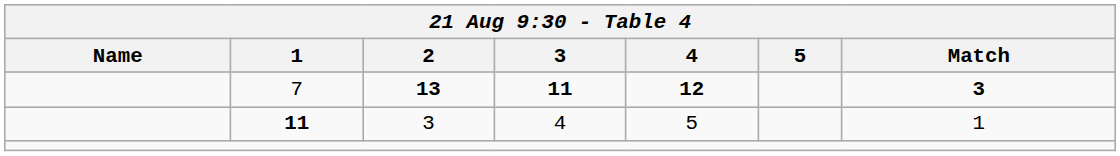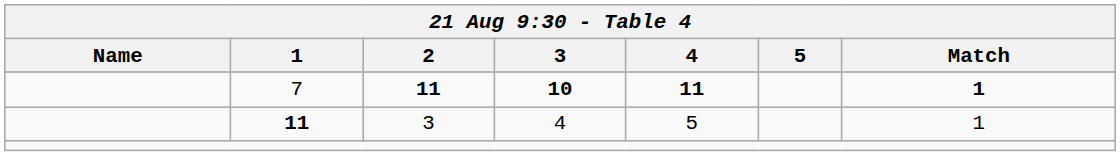(428, 90) 13 -> (428, 90) 11
(560, 90) 11 -> (560, 90) 10
(692, 90) 12 -> (692, 90) 11
(979, 90) 3 -> (979, 90) 1
